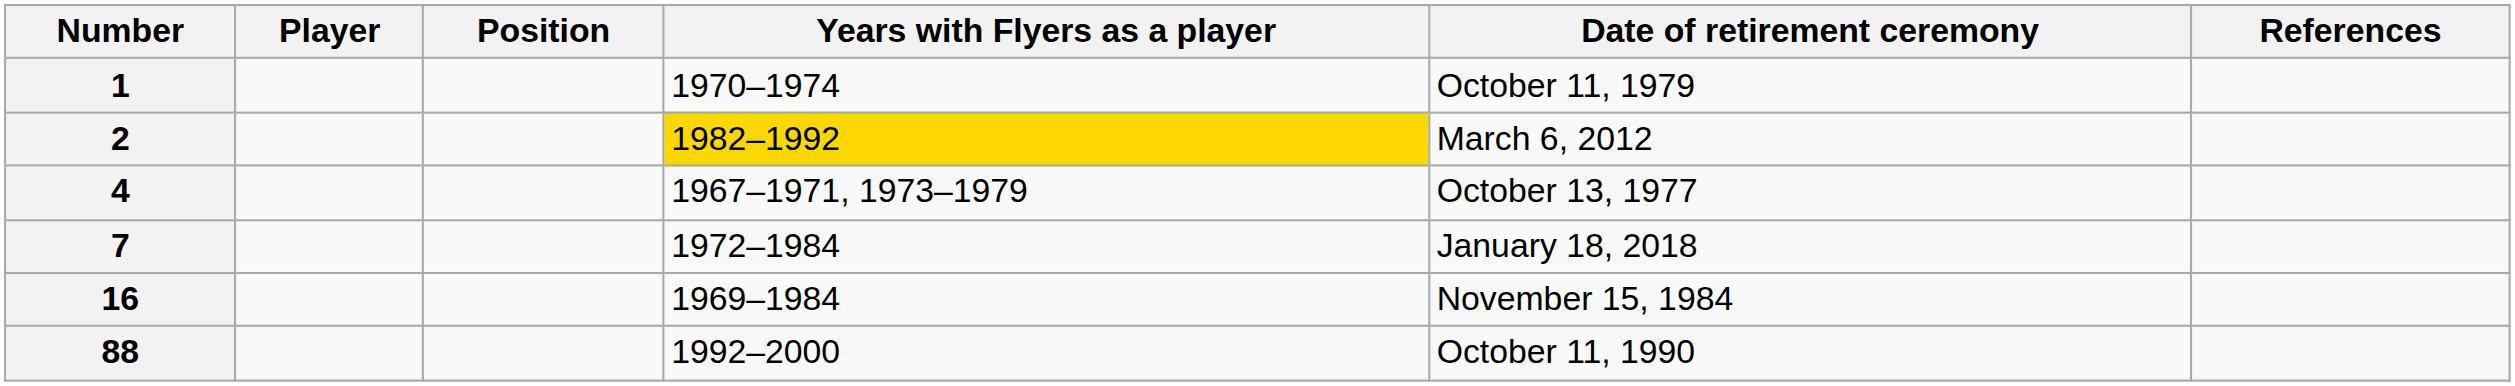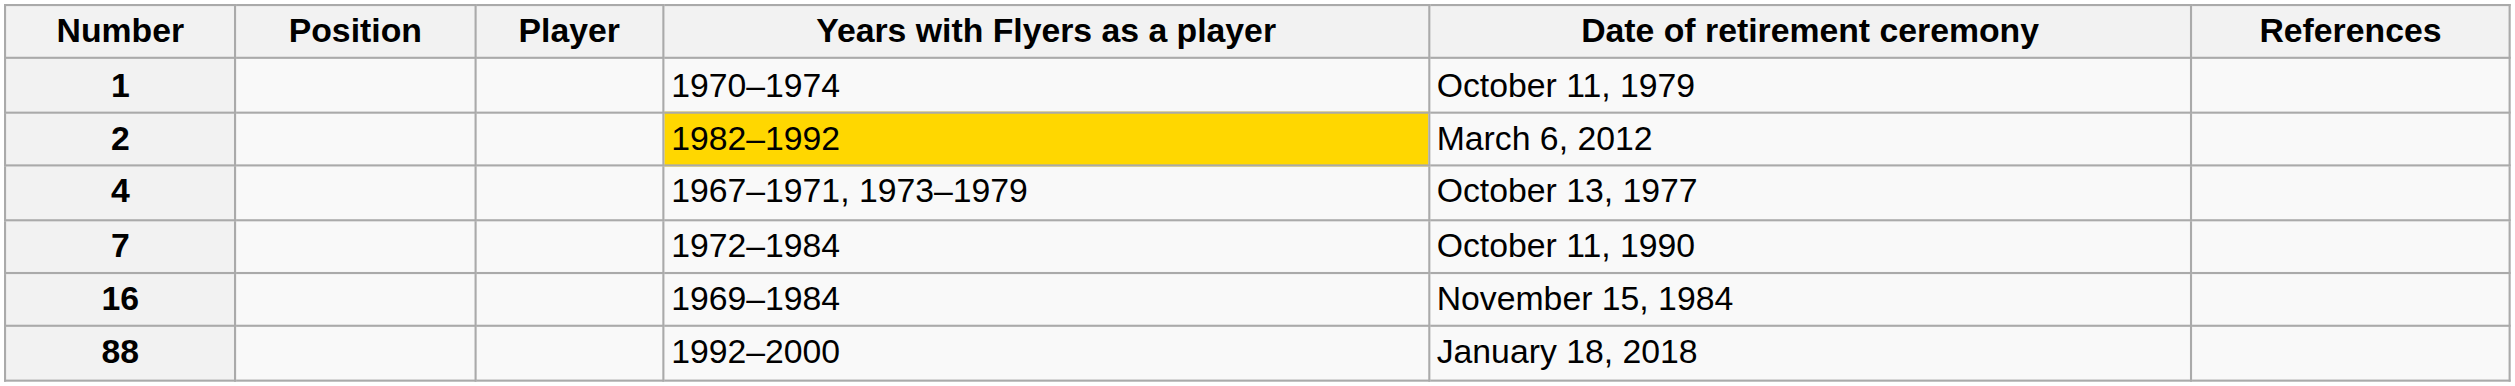columns swapped: (330, 31) <-> (544, 31)
(1567, 245) January 18, 2018 -> (1566, 245) October 11, 1990
(1566, 352) October 11, 1990 -> (1567, 352) January 18, 2018
